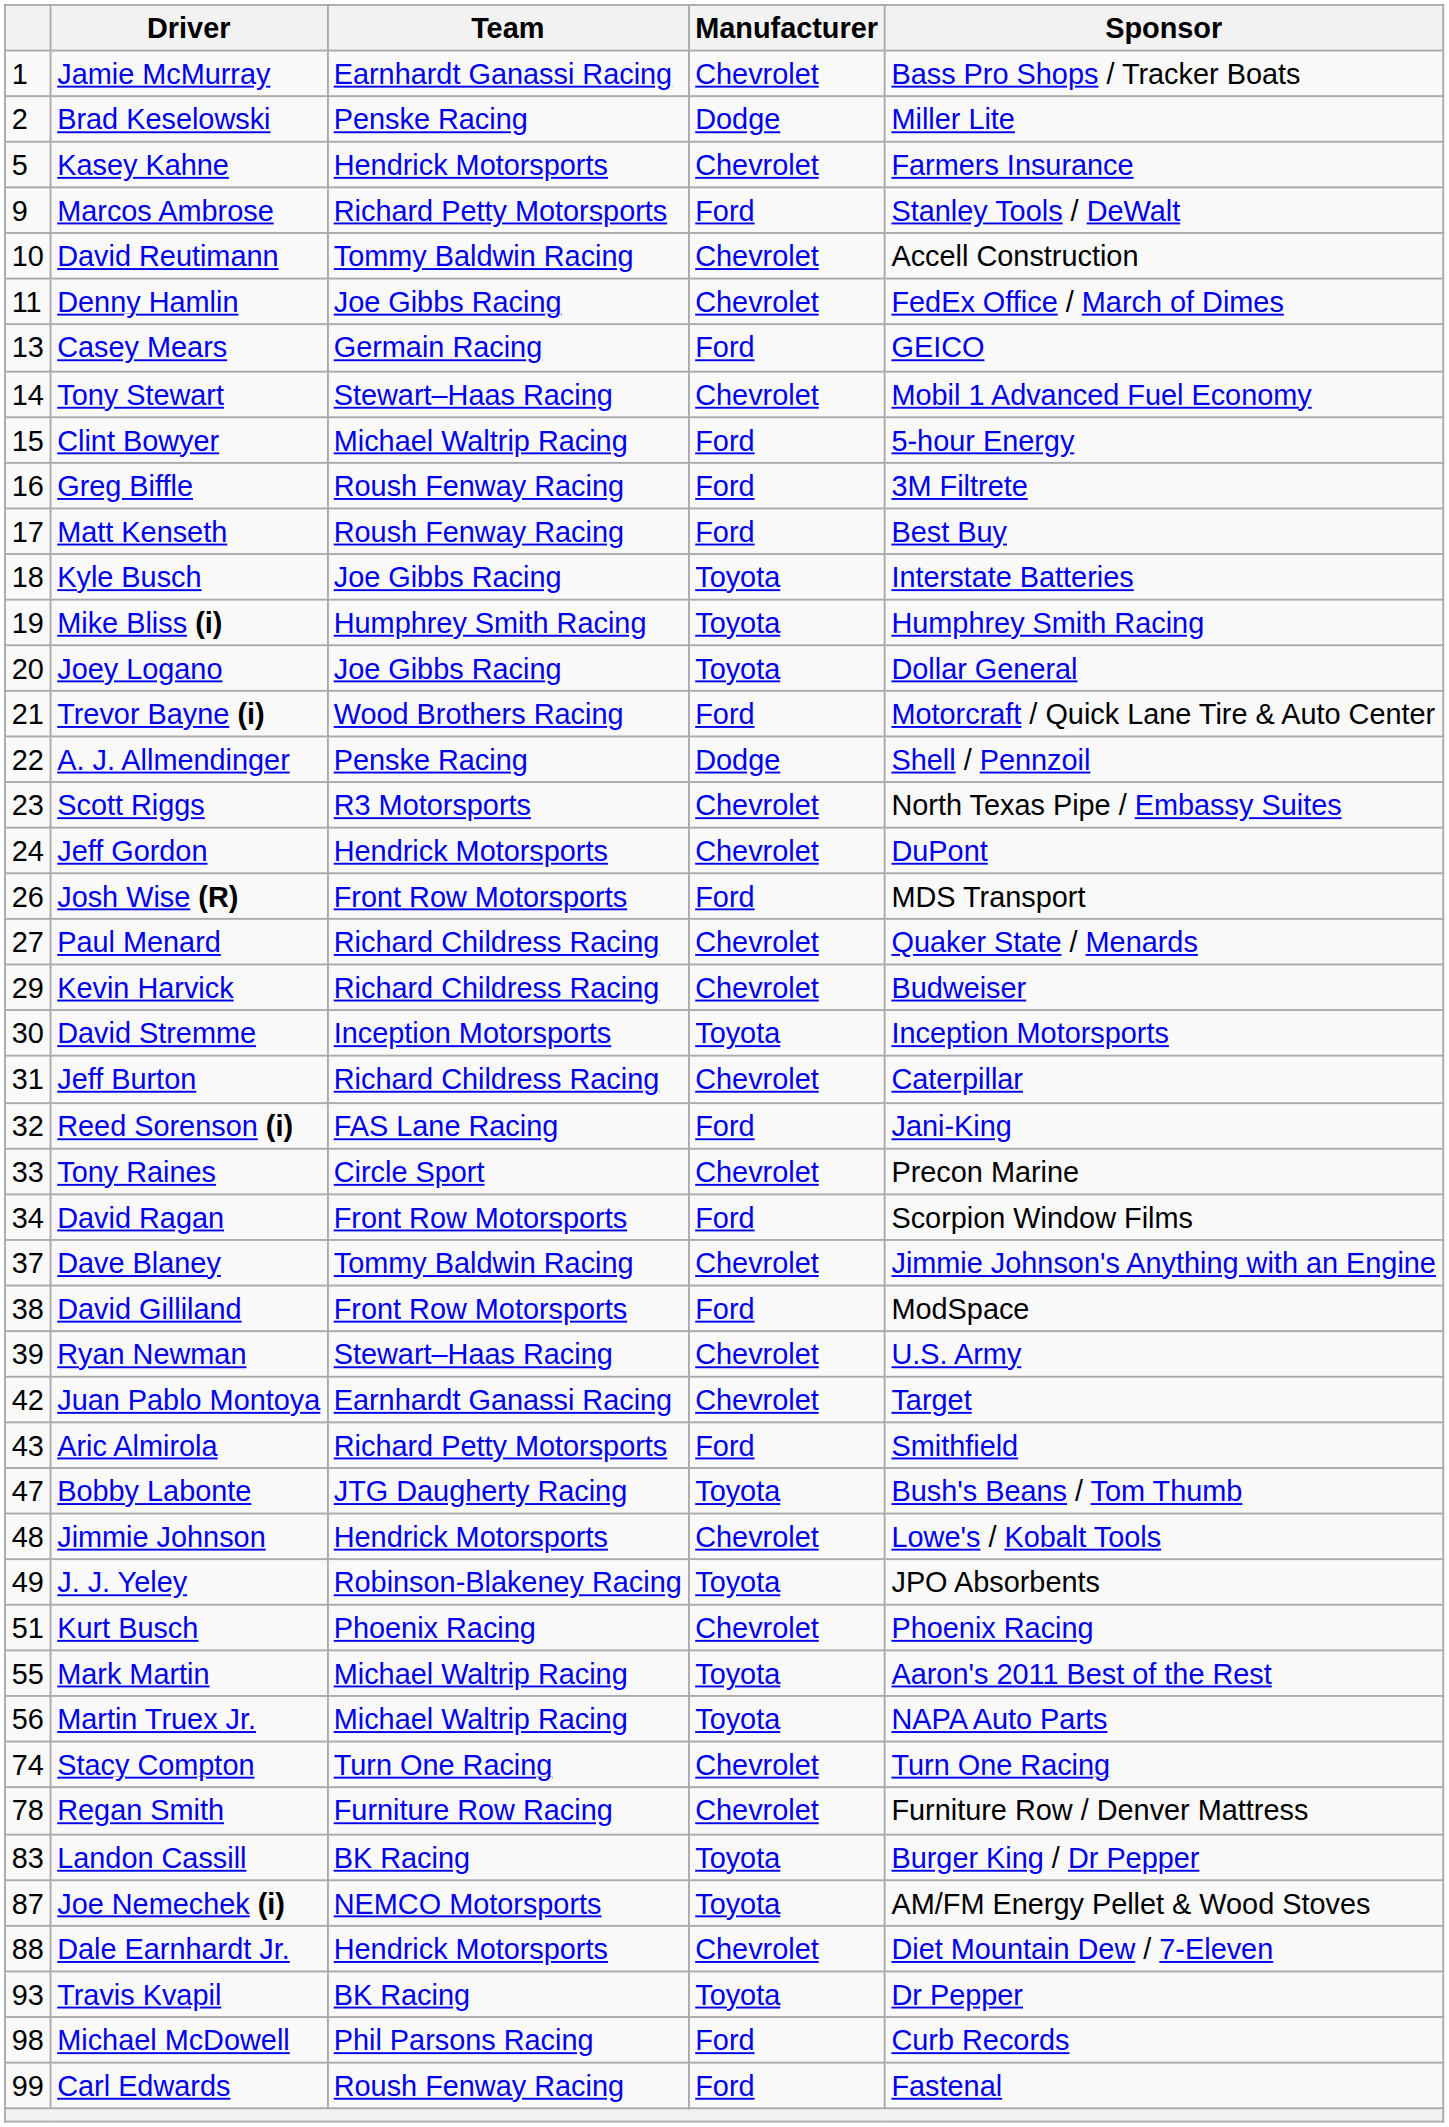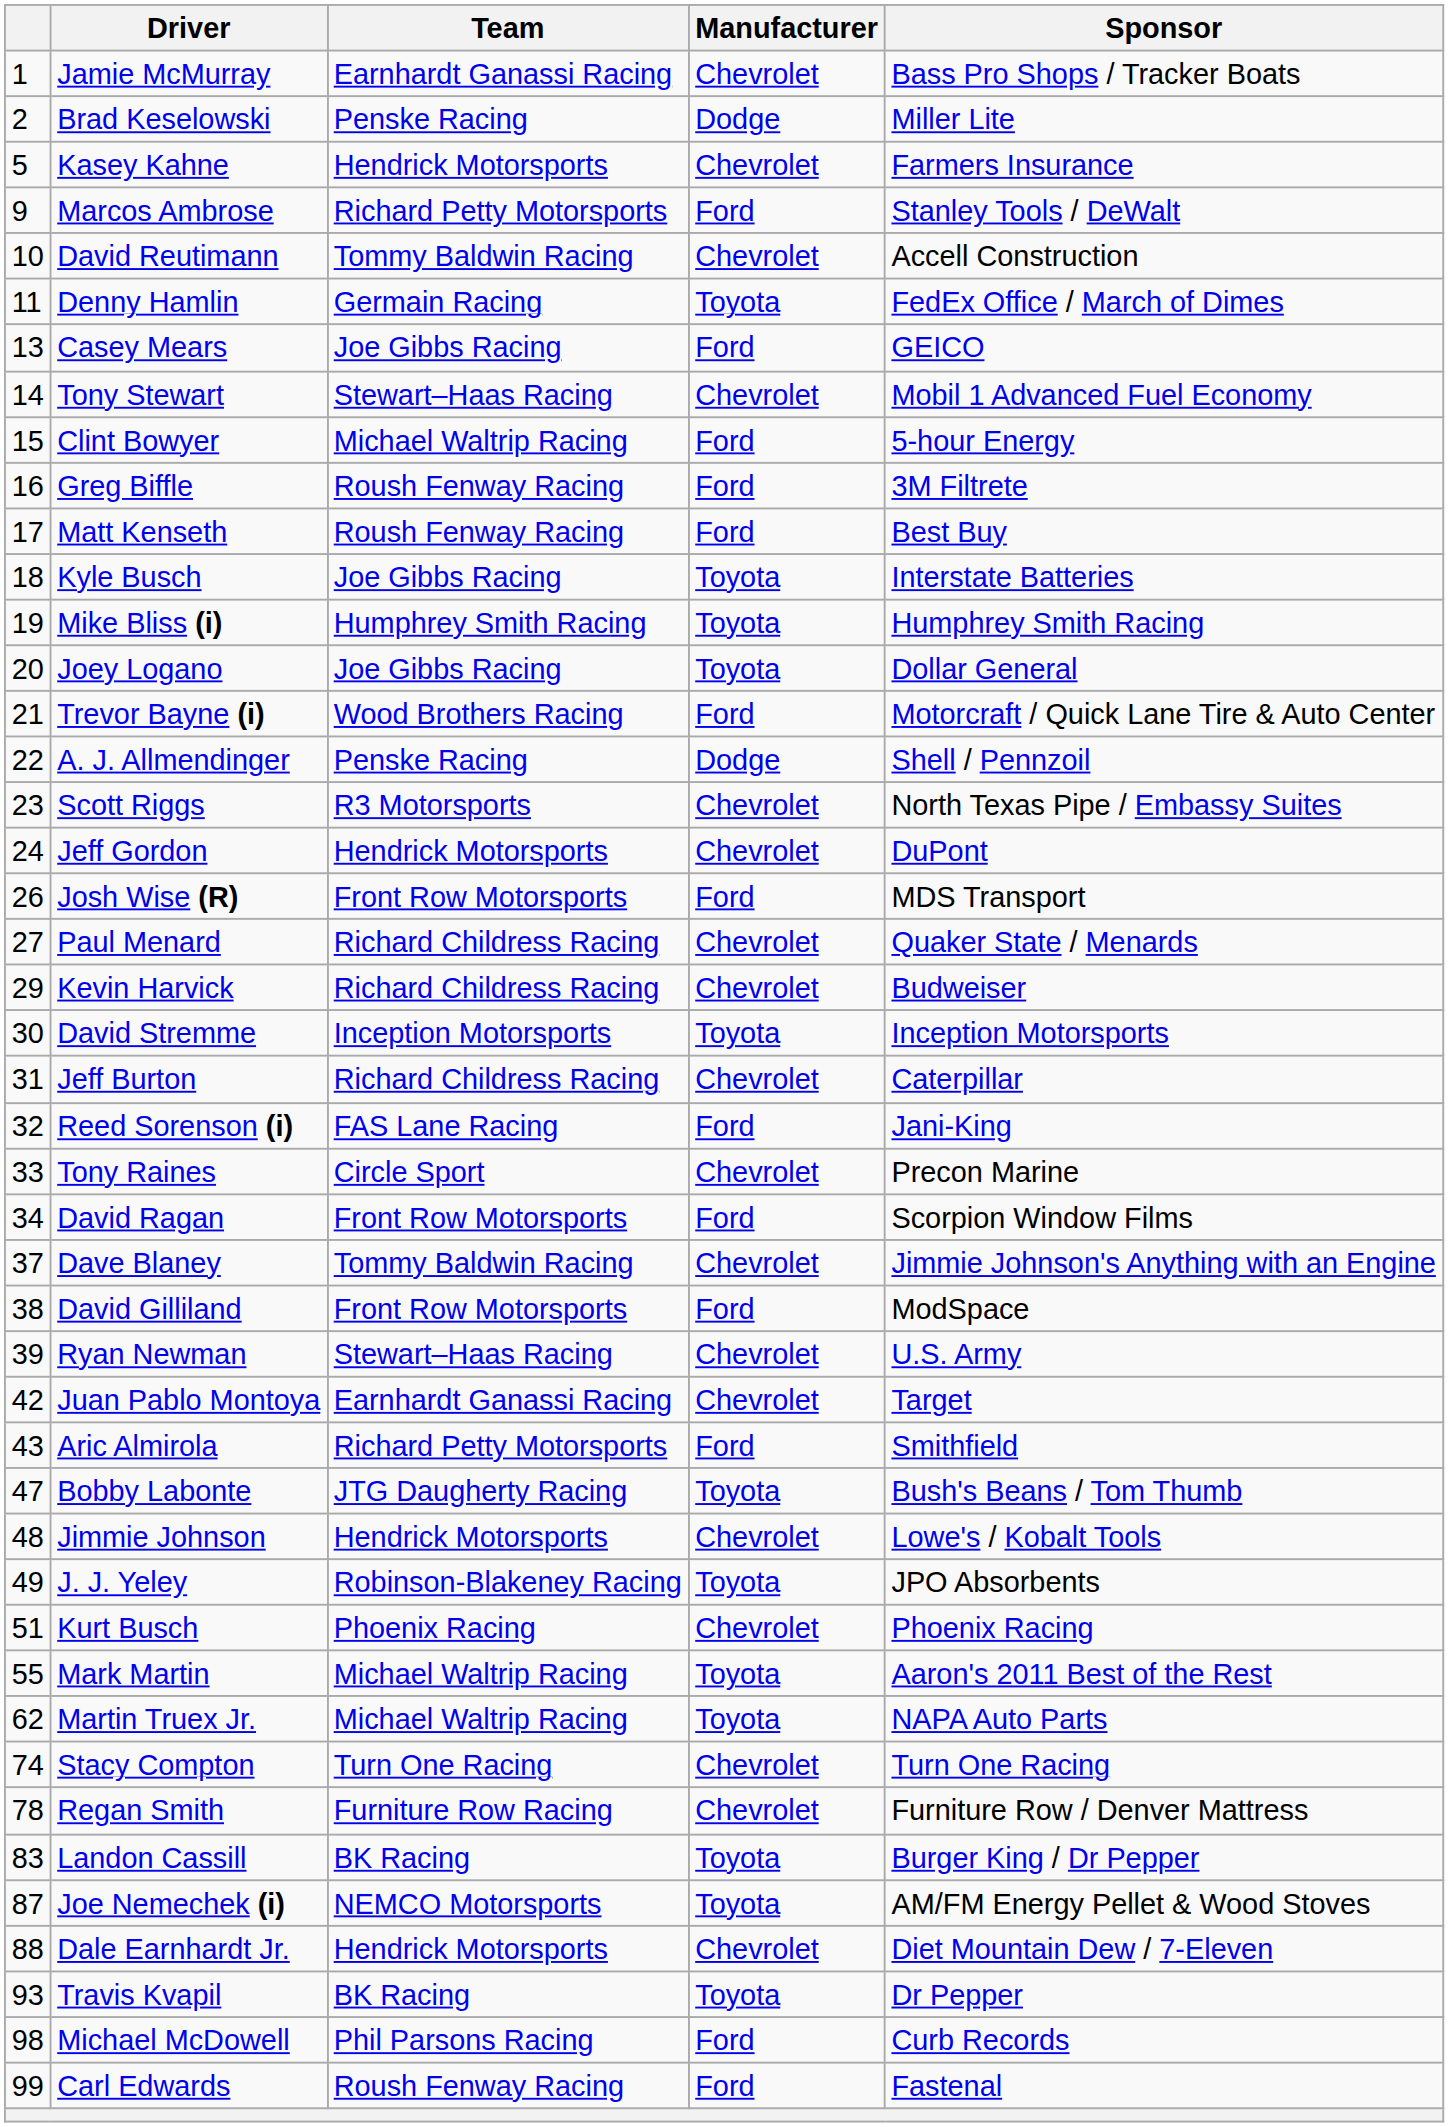(448, 302) Joe Gibbs Racing -> (438, 302) Germain Racing
(757, 302) Chevrolet -> (738, 302) Toyota
(438, 348) Germain Racing -> (448, 348) Joe Gibbs Racing
(28, 1720) 56 -> (28, 1720) 62
